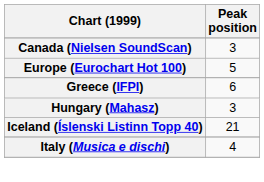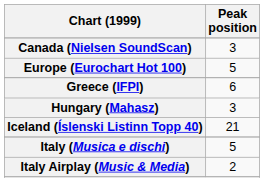(233, 147) 4 -> (233, 147) 5
+ row: (105, 166)
